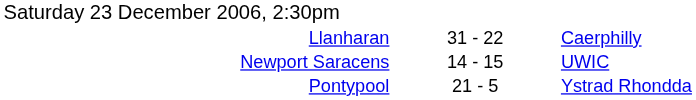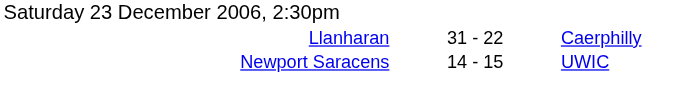- row: (349, 86)
